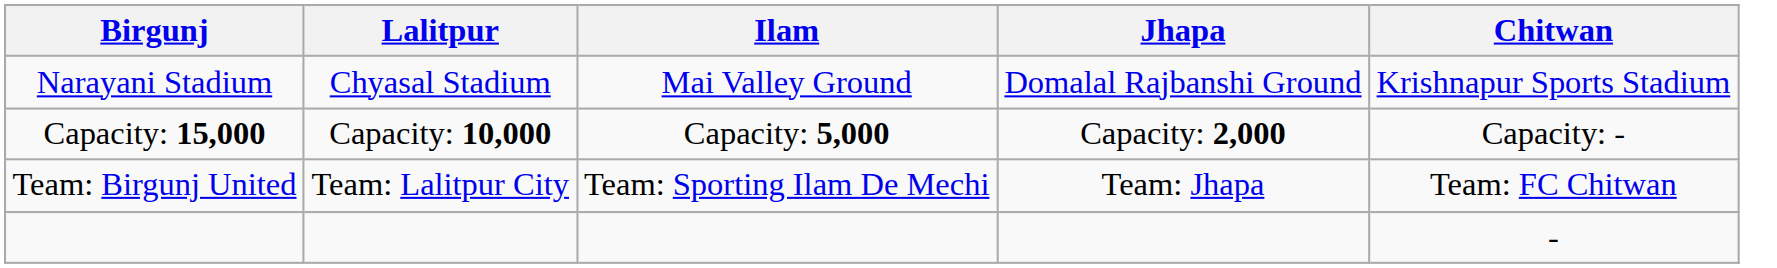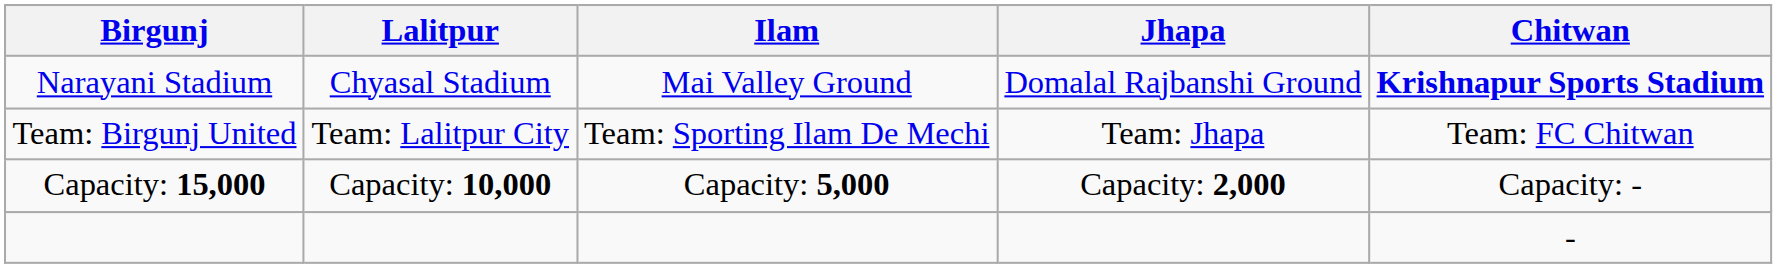(1553, 81) normal -> (1570, 81) bold
rows swapped: (155, 133) <-> (155, 184)
